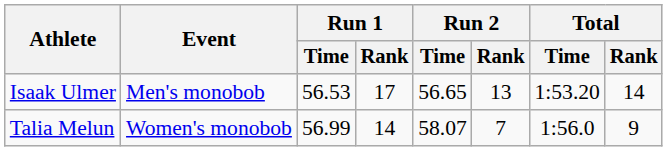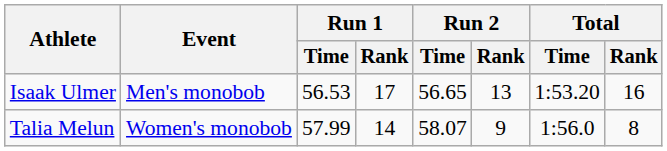(634, 92) 14 -> (634, 92) 16
(326, 127) 56.99 -> (326, 127) 57.99
(501, 127) 7 -> (501, 127) 9
(634, 127) 9 -> (634, 127) 8
